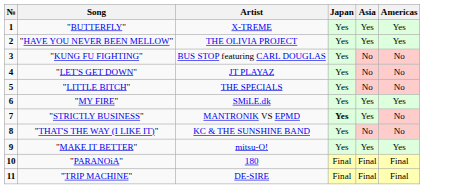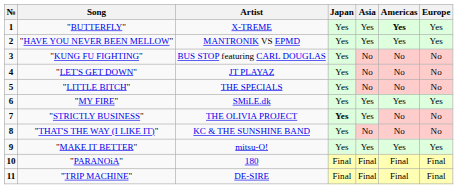+ column: (436, 12)
(399, 27) normal -> (399, 27) bold
(252, 42) THE OLIVIA PROJECT -> (252, 42) MANTRONIK VS EPMD
(252, 117) MANTRONIK VS EPMD -> (252, 117) THE OLIVIA PROJECT
